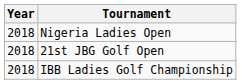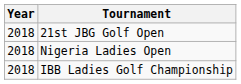rows swapped: (106, 32) <-> (102, 51)
